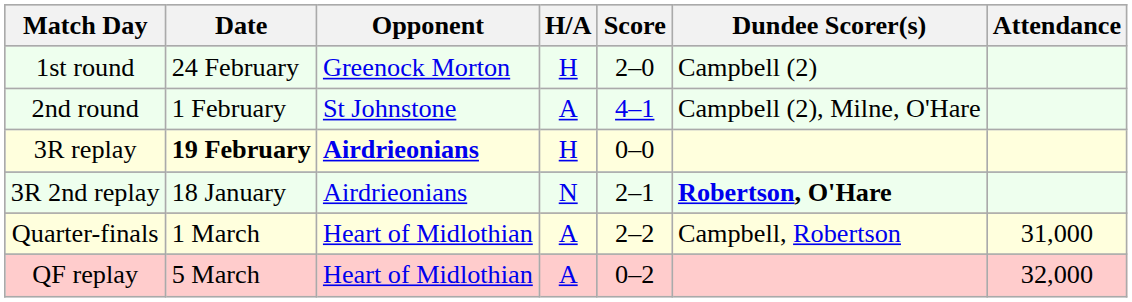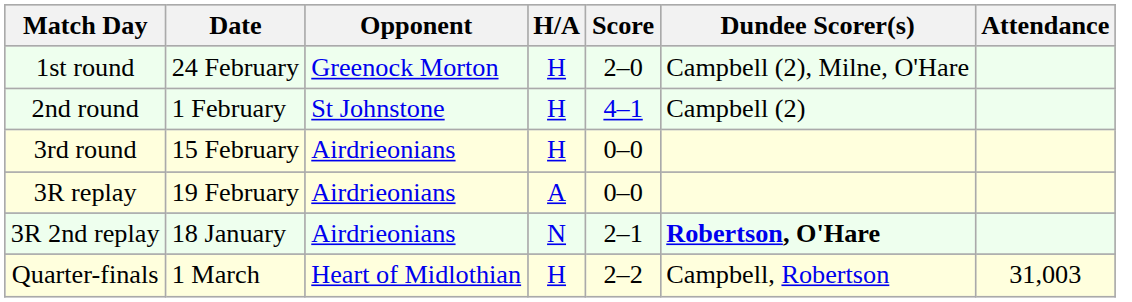(748, 66) Campbell (2) -> (818, 66) Campbell (2), Milne, O'Hare
(568, 108) A -> (557, 108) H
(829, 108) Campbell (2), Milne, O'Hare -> (736, 108) Campbell (2)
+ row: (85, 150)
(241, 150) bold -> (235, 191) normal
(401, 150) bold -> (383, 191) normal
(568, 150) H -> (557, 191) A
(568, 233) A -> (557, 274) H
(1057, 233) 31,000 -> (1045, 274) 31,003
- row: (85, 274)
